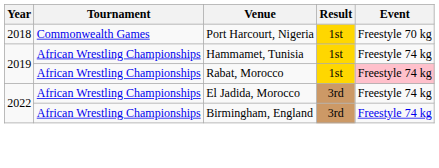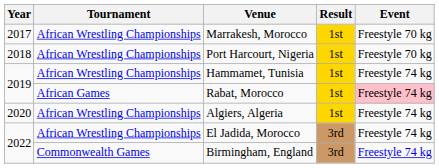+ row: (257, 34)
(93, 34) Commonwealth Games -> (119, 54) African Wrestling Championships
(119, 73) African Wrestling Championships -> (73, 93) African Games
+ row: (245, 113)
(119, 113) African Wrestling Championships -> (93, 153) Commonwealth Games
